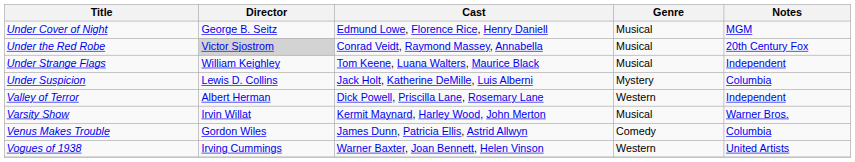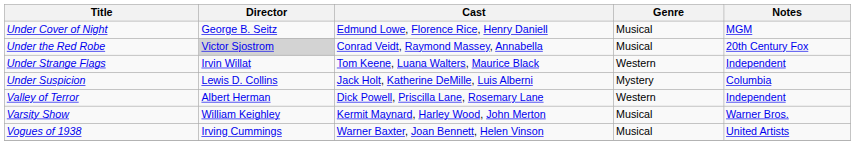(241, 64) William Keighley -> (226, 64) Irvin Willat
(634, 64) Musical -> (636, 64) Western
(226, 115) Irvin Willat -> (241, 115) William Keighley
- row: (58, 132)
(636, 149) Western -> (634, 132) Musical
